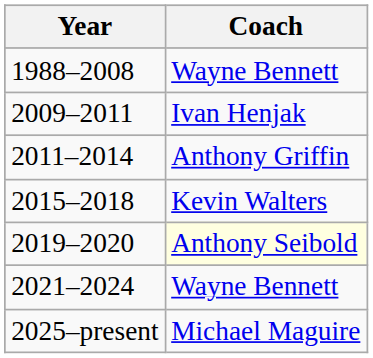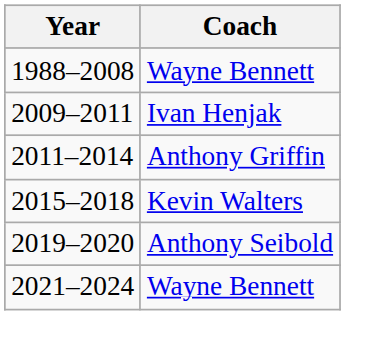(264, 243) lightyellow background -> (240, 243) no background
- row: (85, 330)
